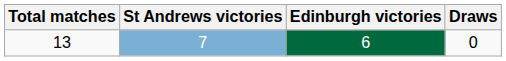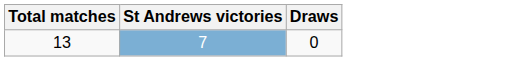- column: (366, 17)
